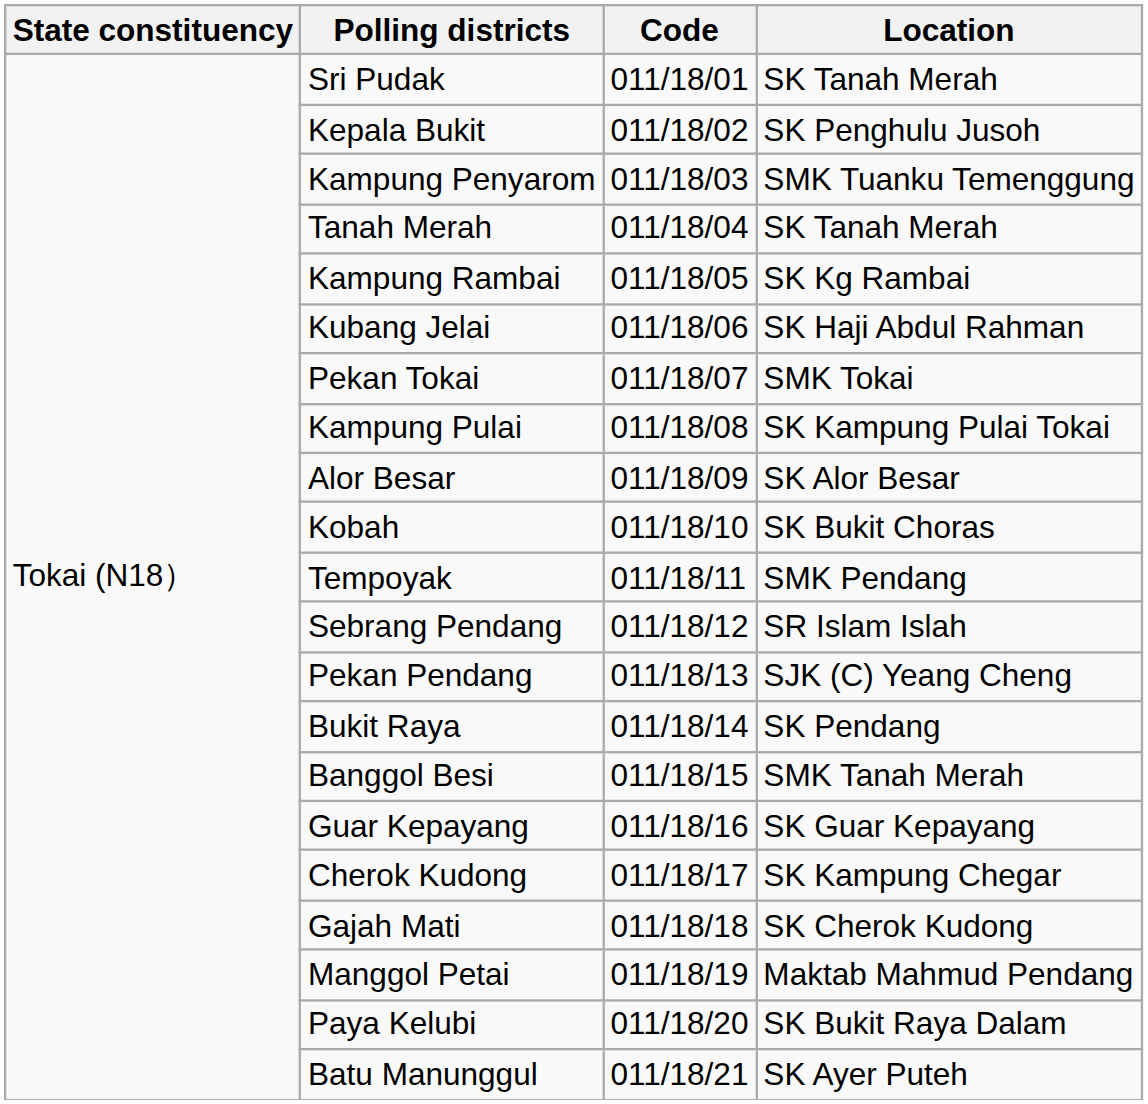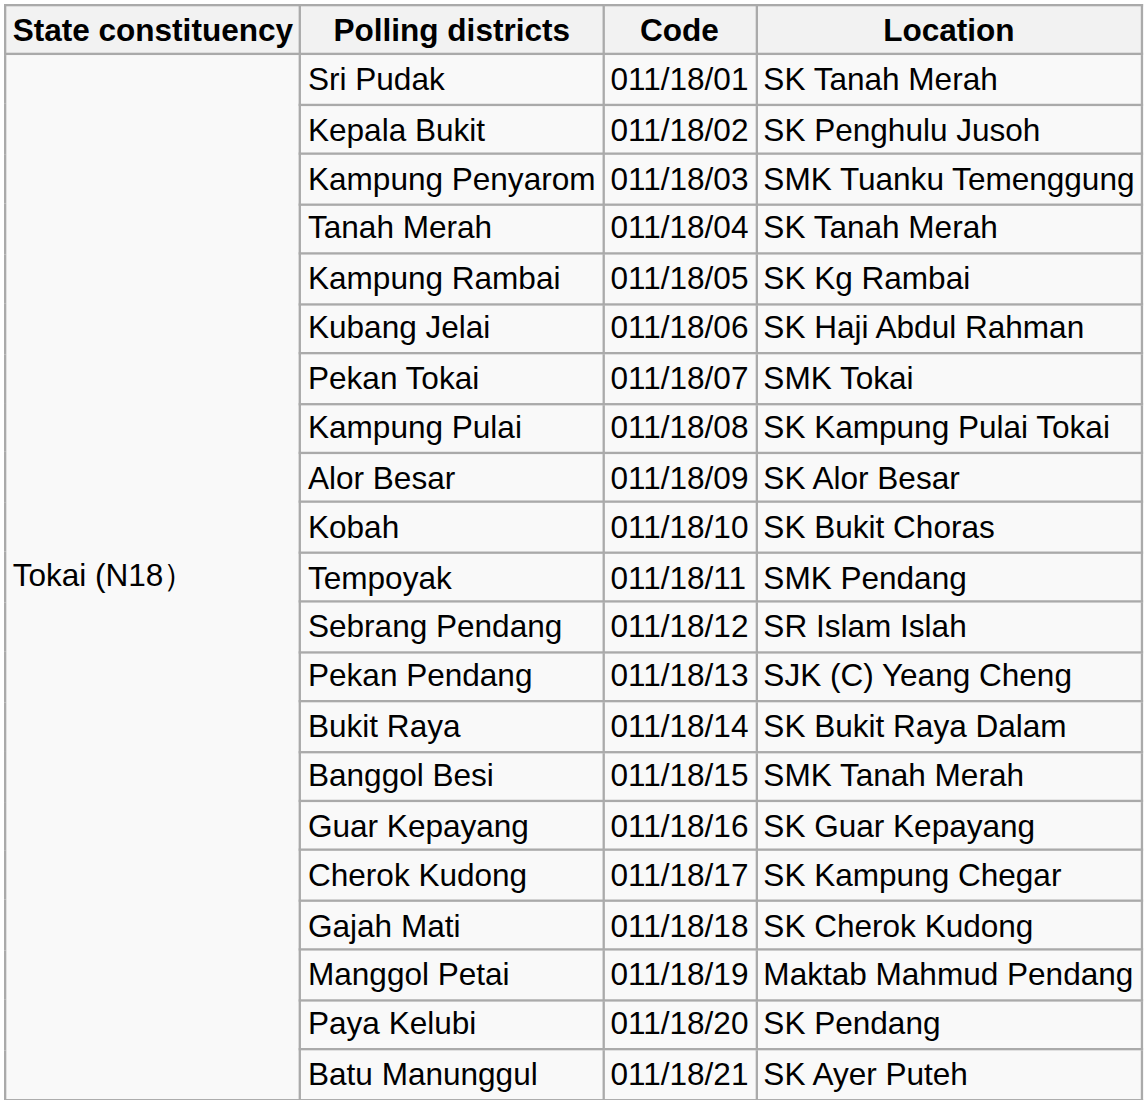(852, 726) SK Pendang -> (915, 726) SK Bukit Raya Dalam
(915, 1024) SK Bukit Raya Dalam -> (852, 1024) SK Pendang
